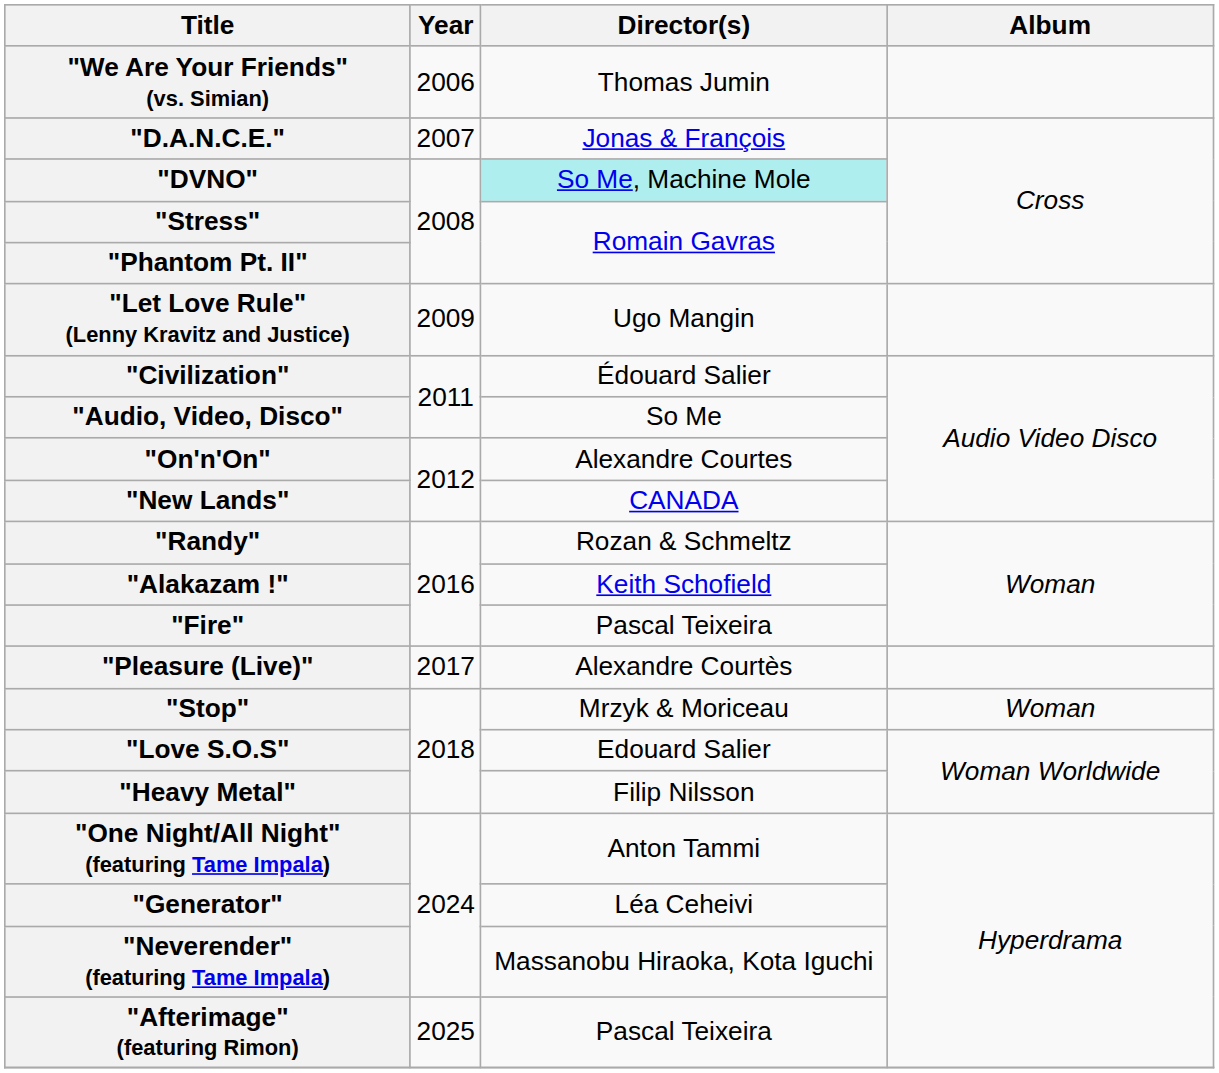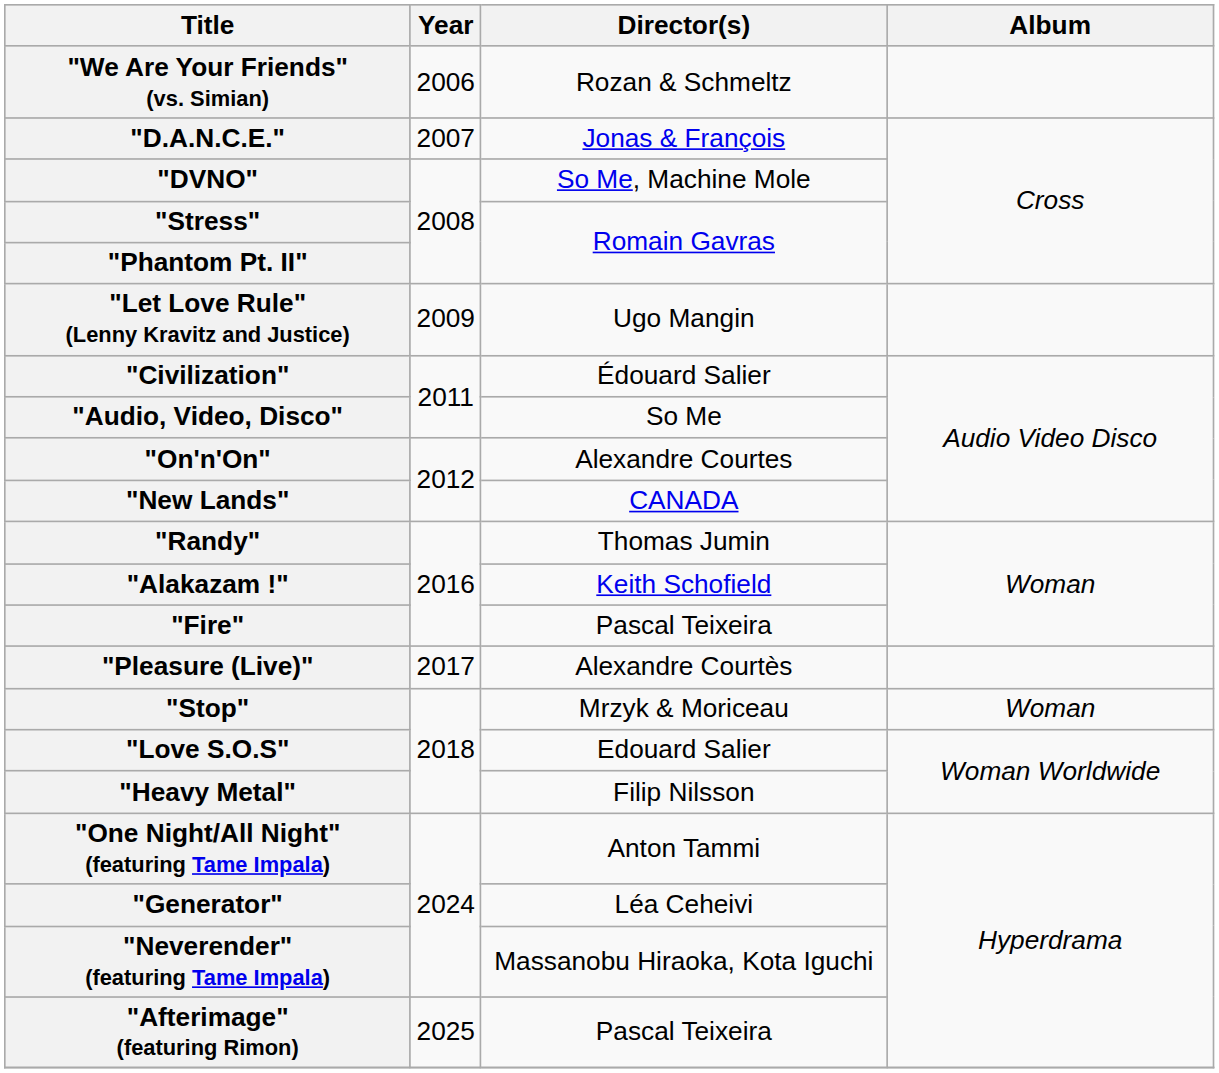(684, 81) Thomas Jumin -> (684, 81) Rozan & Schmeltz
(684, 179) paleturquoise background -> (684, 179) no background
(684, 542) Rozan & Schmeltz -> (684, 542) Thomas Jumin
